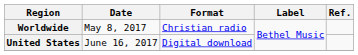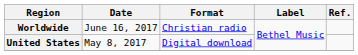(115, 27) May 8, 2017 -> (121, 27) June 16, 2017
(121, 42) June 16, 2017 -> (115, 42) May 8, 2017
